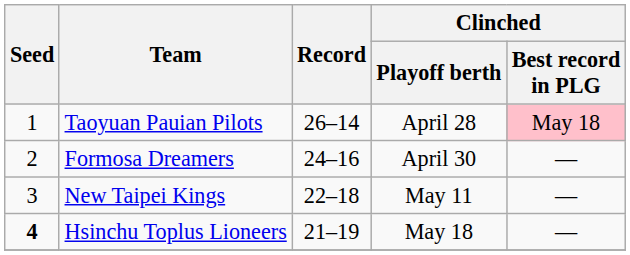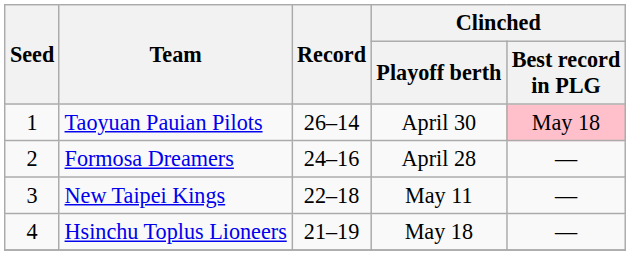(439, 122) April 28 -> (439, 122) April 30
(439, 159) April 30 -> (439, 159) April 28
(32, 232) bold -> (32, 232) normal
